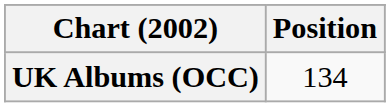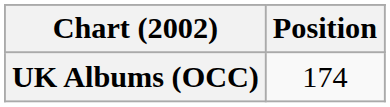(325, 76) 134 -> (325, 76) 174
